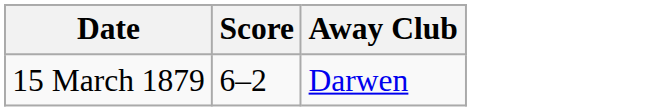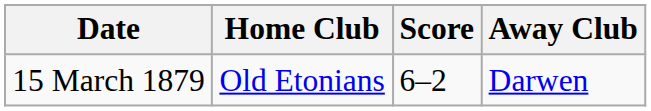+ column: (302, 29)
